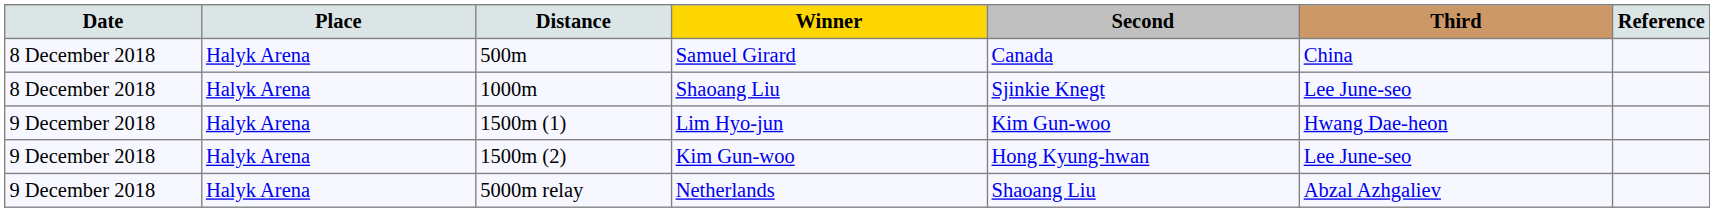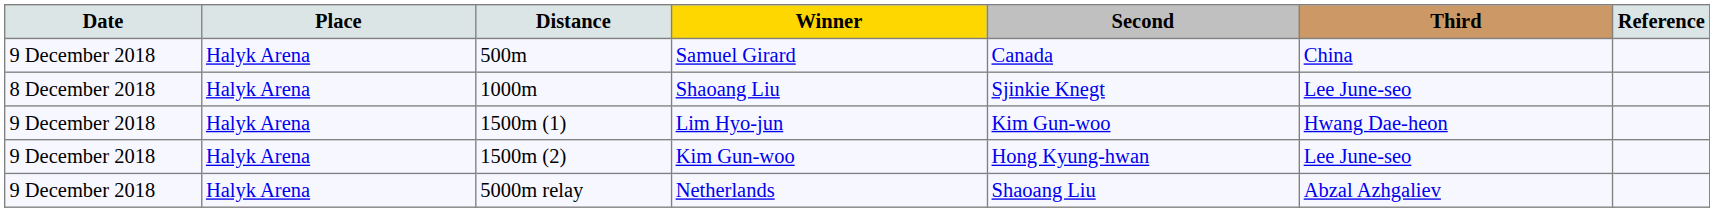(82, 55) 8 December 2018 -> (82, 55) 9 December 2018
